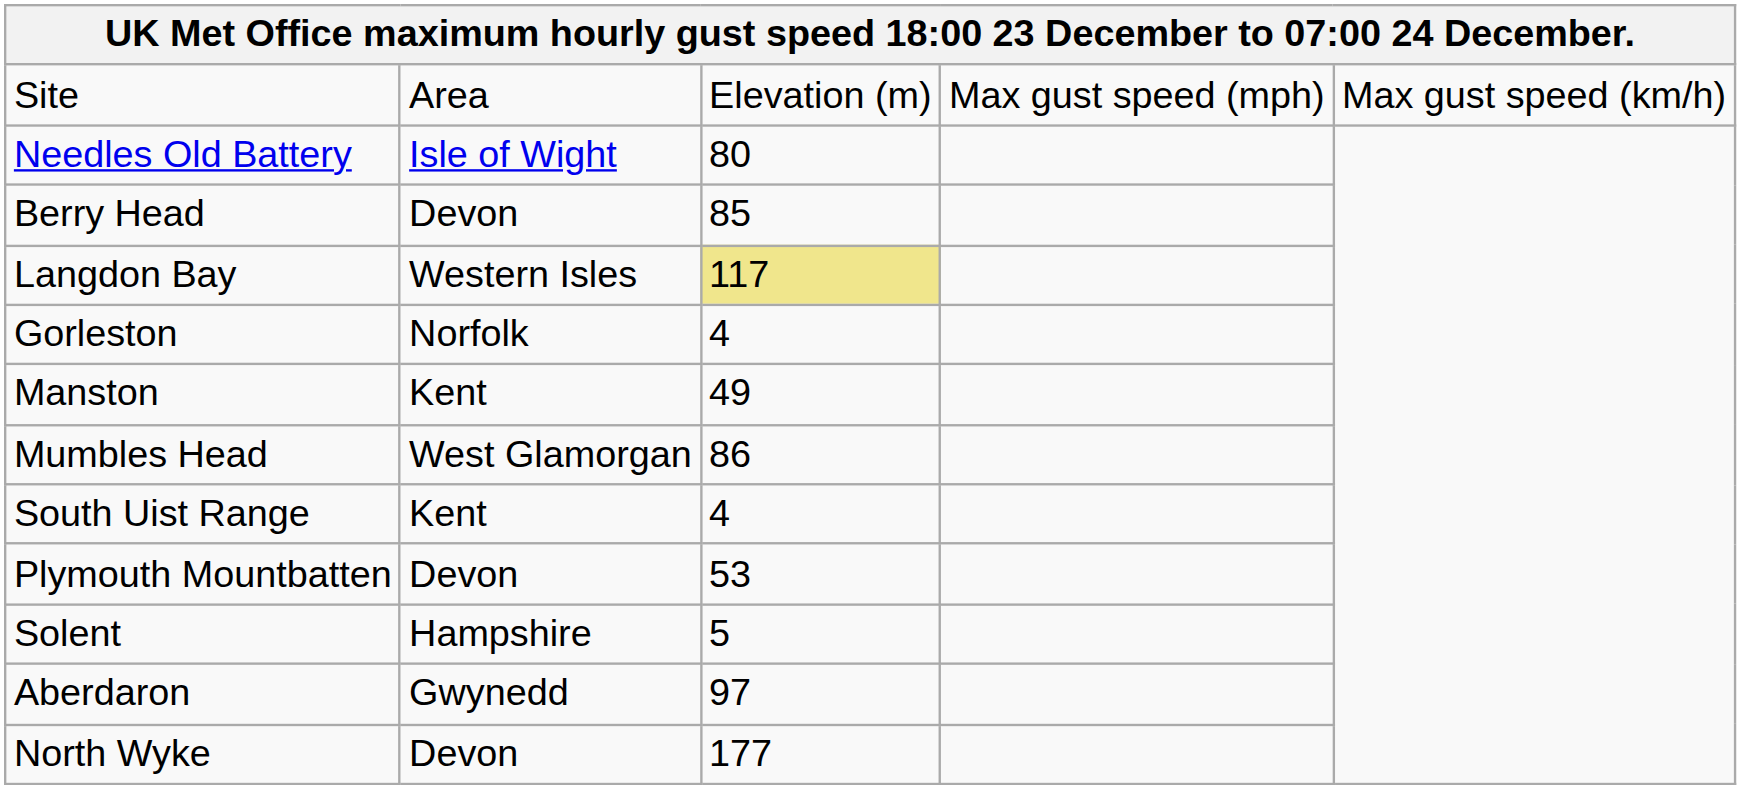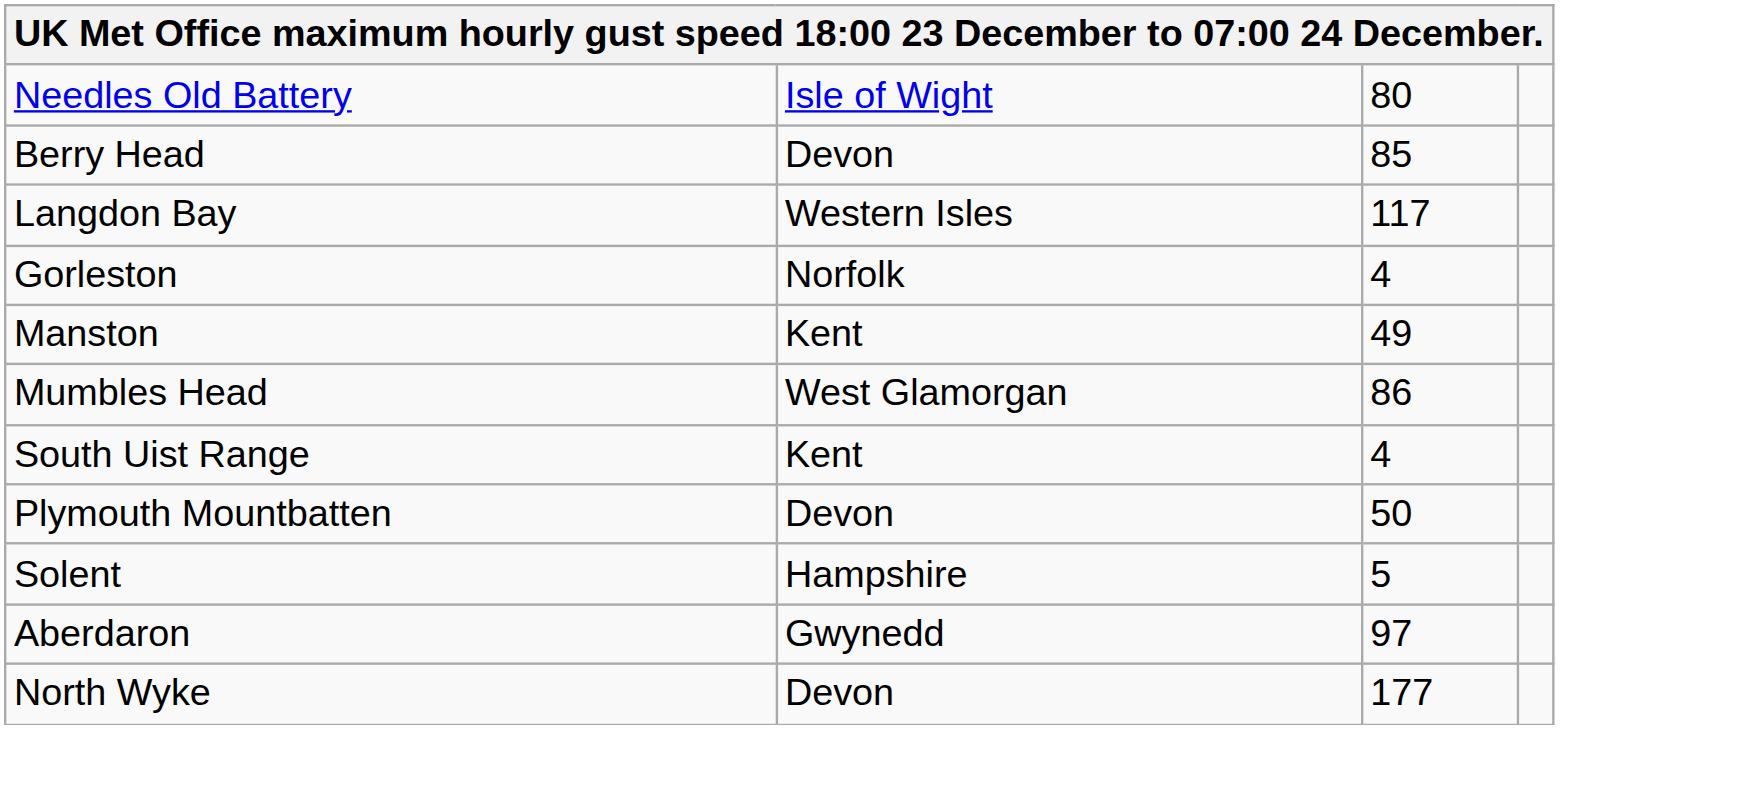- row: (46, 94)
(739, 273) khaki background -> (1400, 214) no background
(730, 573) 53 -> (1391, 513) 50
